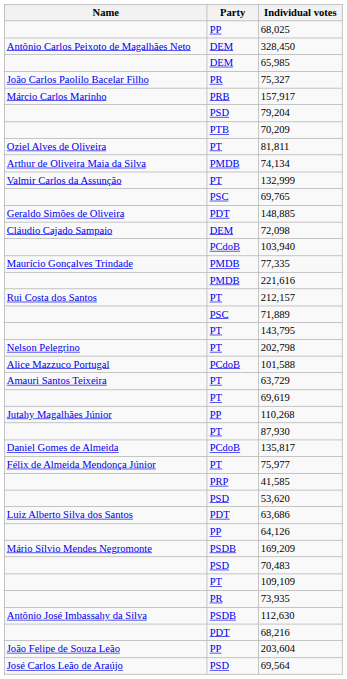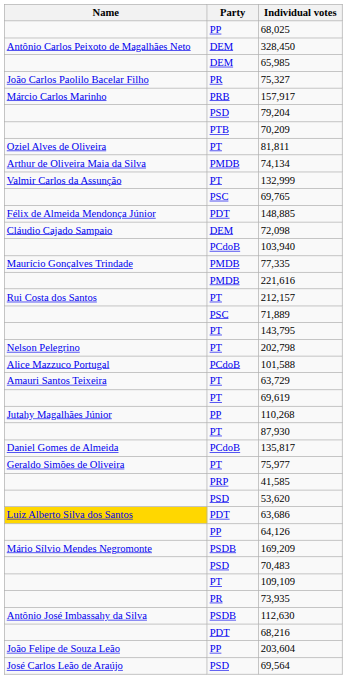(66, 213) Geraldo Simões de Oliveira -> (81, 213) Félix de Almeida Mendonça Júnior
(81, 465) Félix de Almeida Mendonça Júnior -> (66, 465) Geraldo Simões de Oliveira
(70, 515) no background -> (70, 515) gold background
